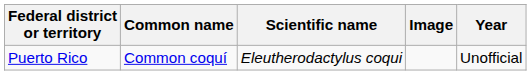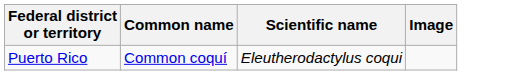- column: (491, 25)
